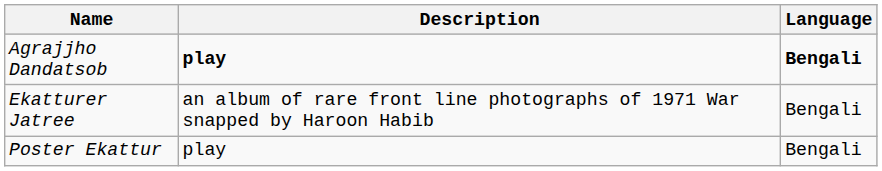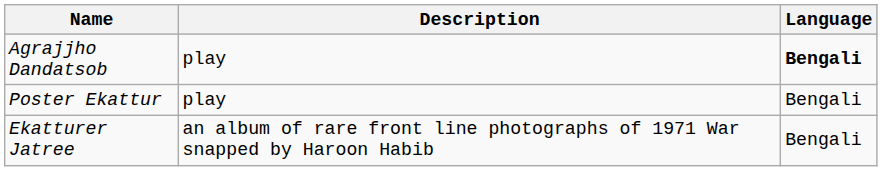(204, 60) bold -> (204, 60) normal
rows swapped: (85, 151) <-> (58, 110)
